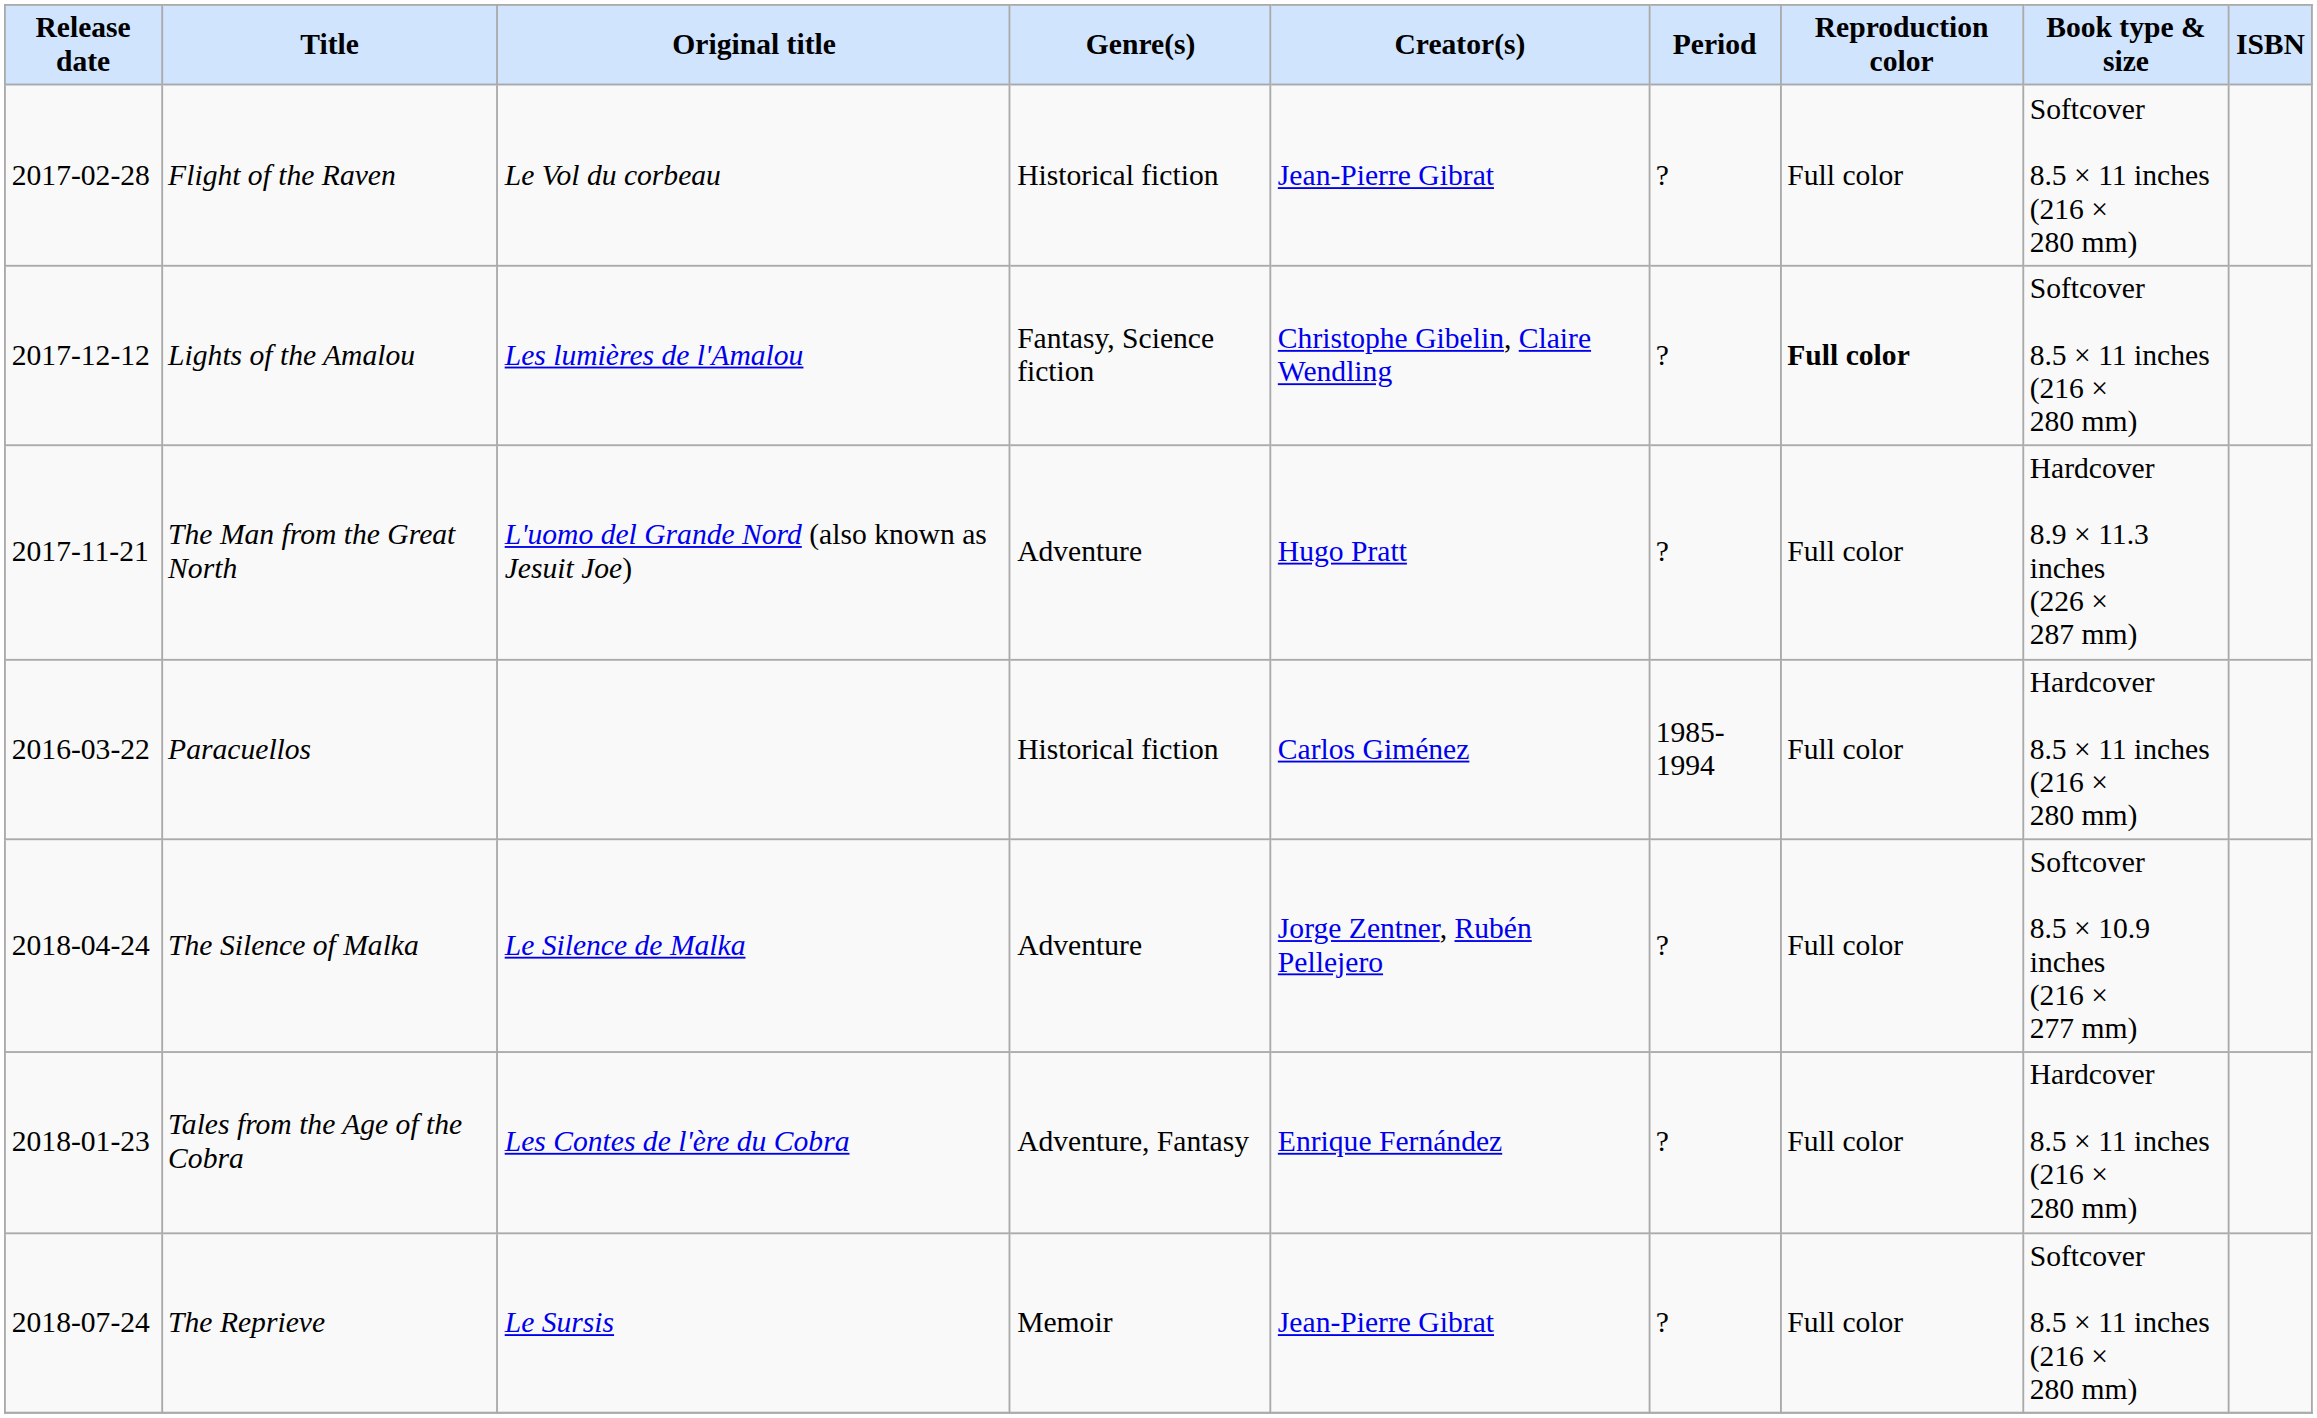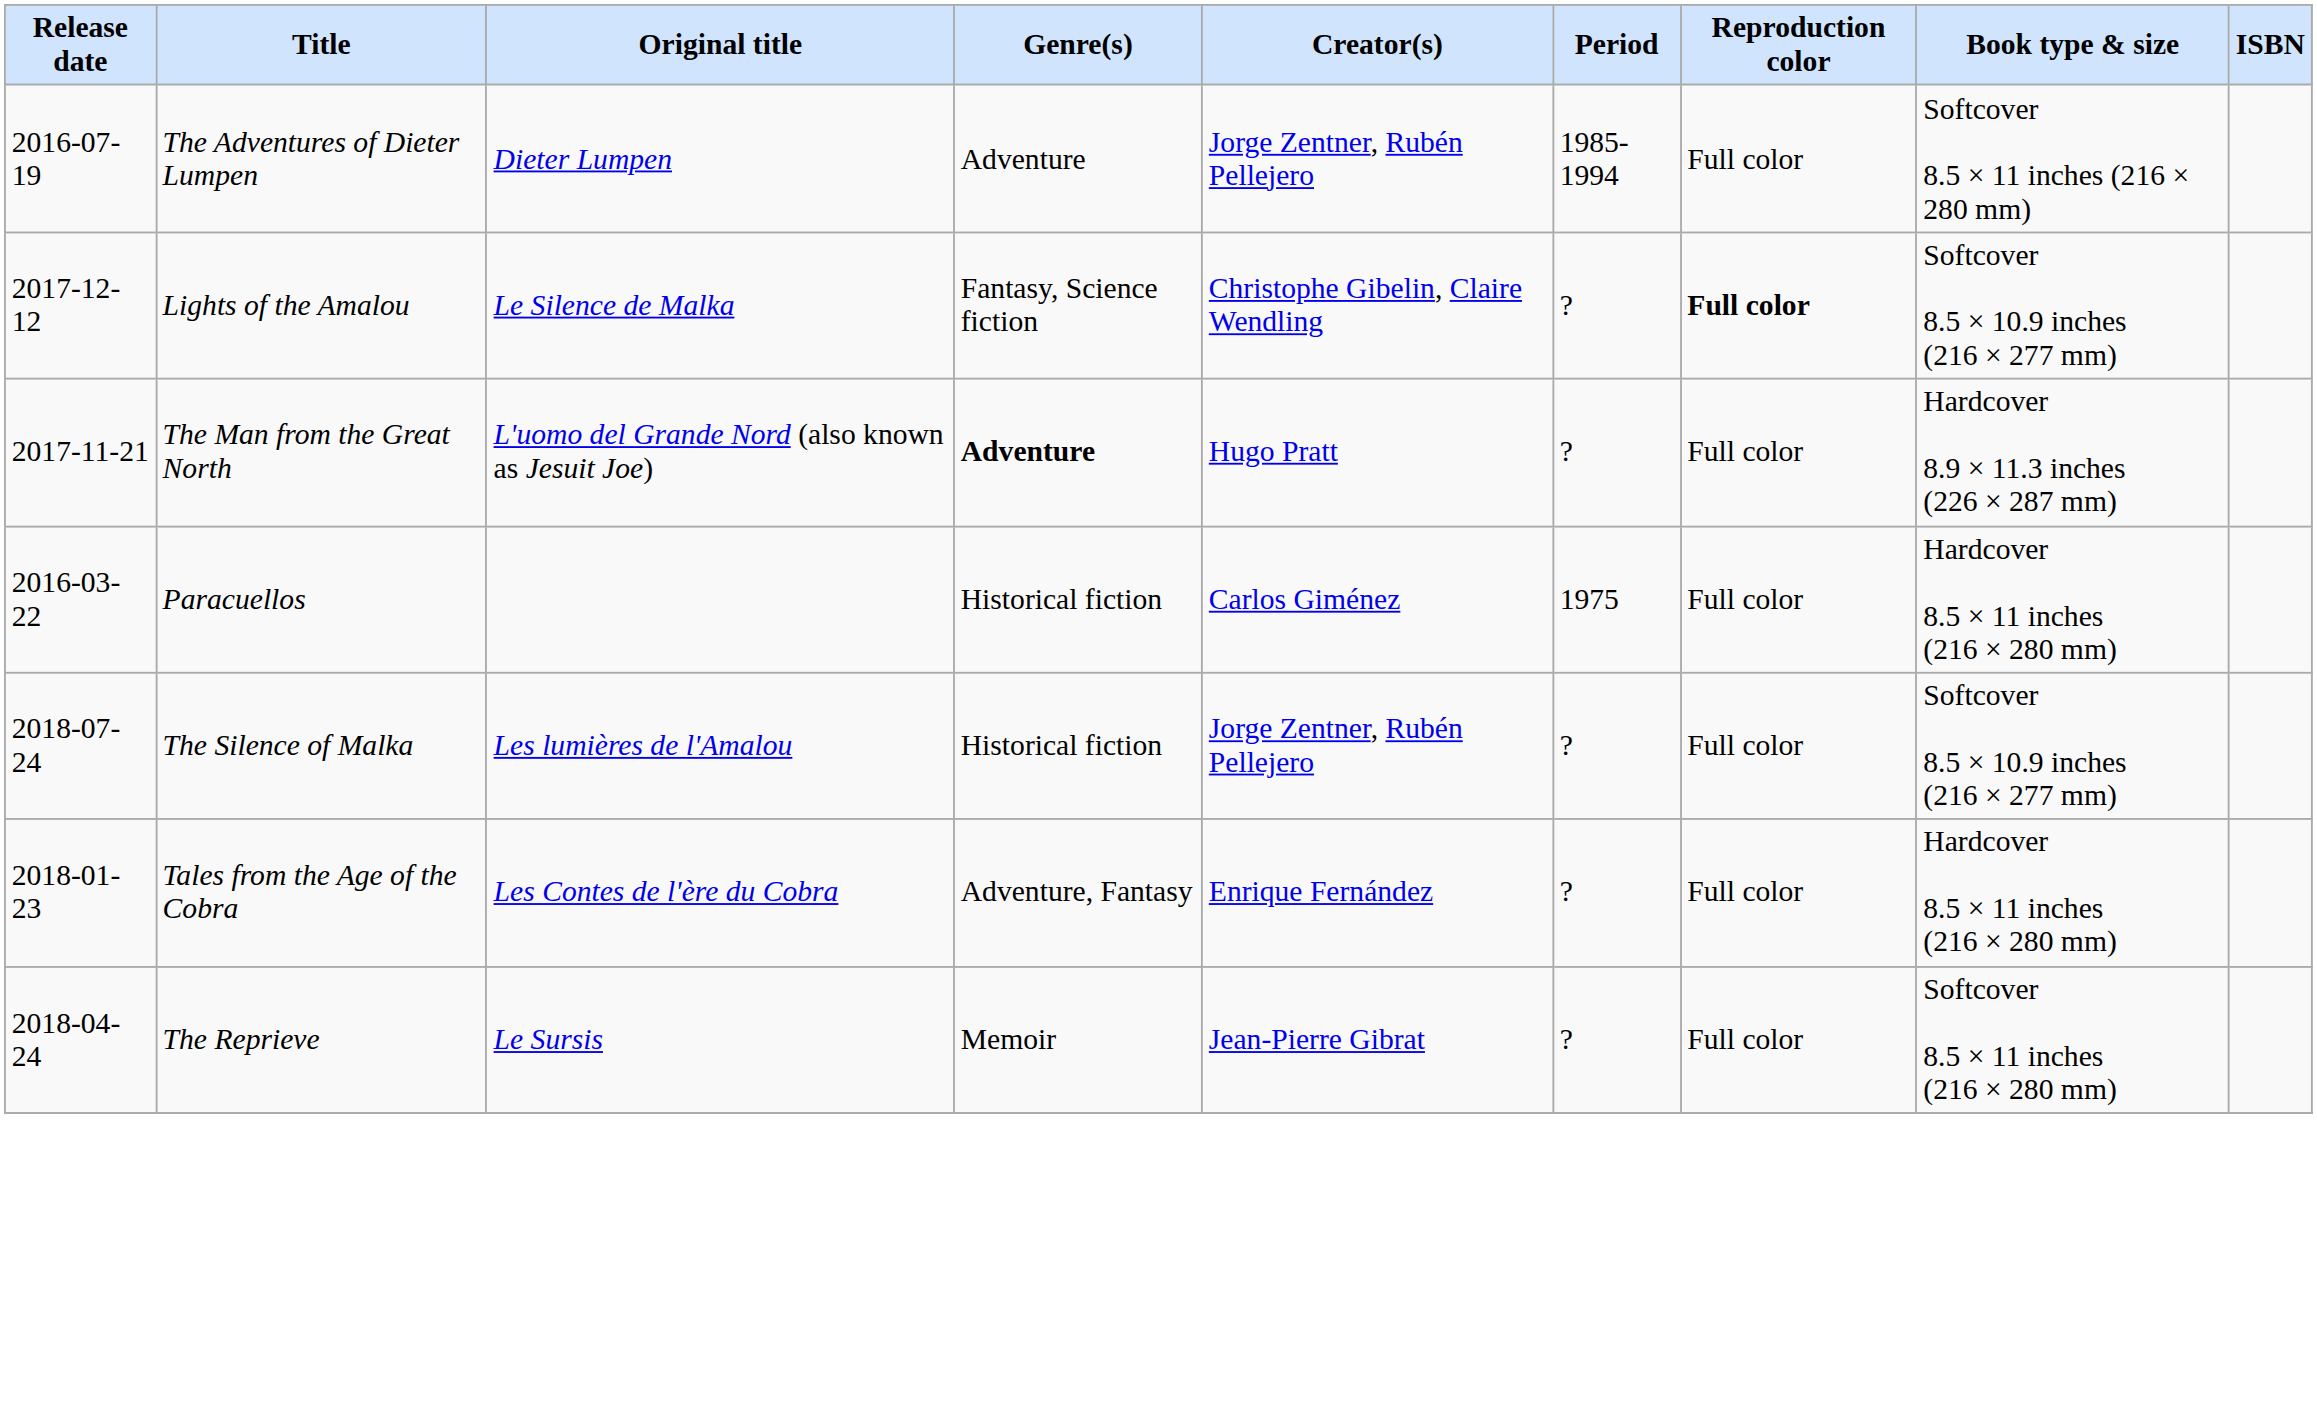+ row: (311, 158)
- row: (282, 174)
(654, 354) Les lumières de l'Amalou -> (614, 305) Le Silence de Malka
(2120, 354) Softcover 8.5 × 11 inches (216 × 280 mm) -> (2025, 305) Softcover 8.5 × 10.9 inches (216 × 277 mm)
(1080, 551) normal -> (1028, 451) bold
(1690, 748) 1985-1994 -> (1589, 598) 1975
(81, 945) 2018-04-24 -> (66, 745) 2018-07-24
(625, 945) Le Silence de Malka -> (643, 745) Les lumières de l'Amalou
(1080, 945) Adventure -> (1061, 745) Historical fiction
(81, 1322) 2018-07-24 -> (66, 1039) 2018-04-24
